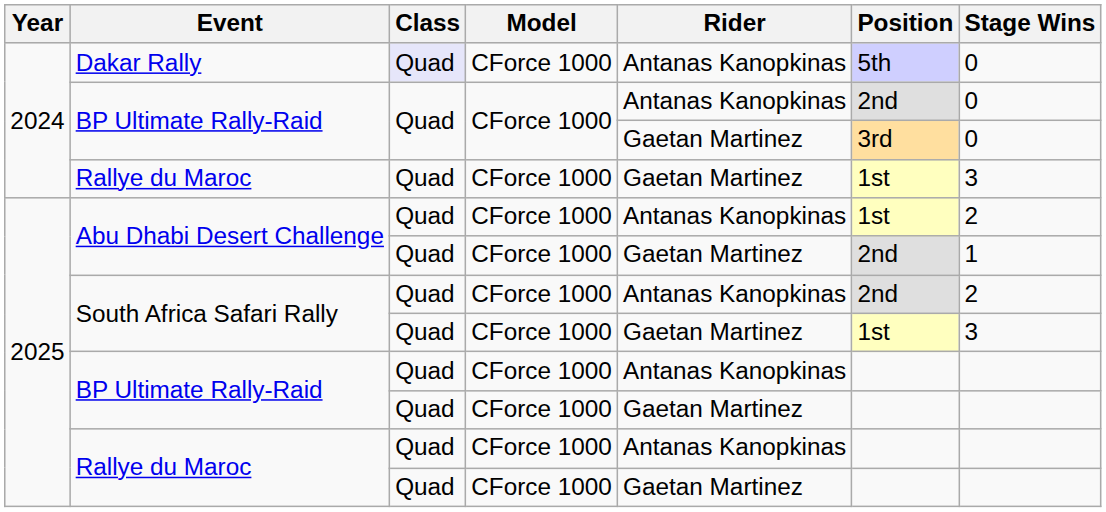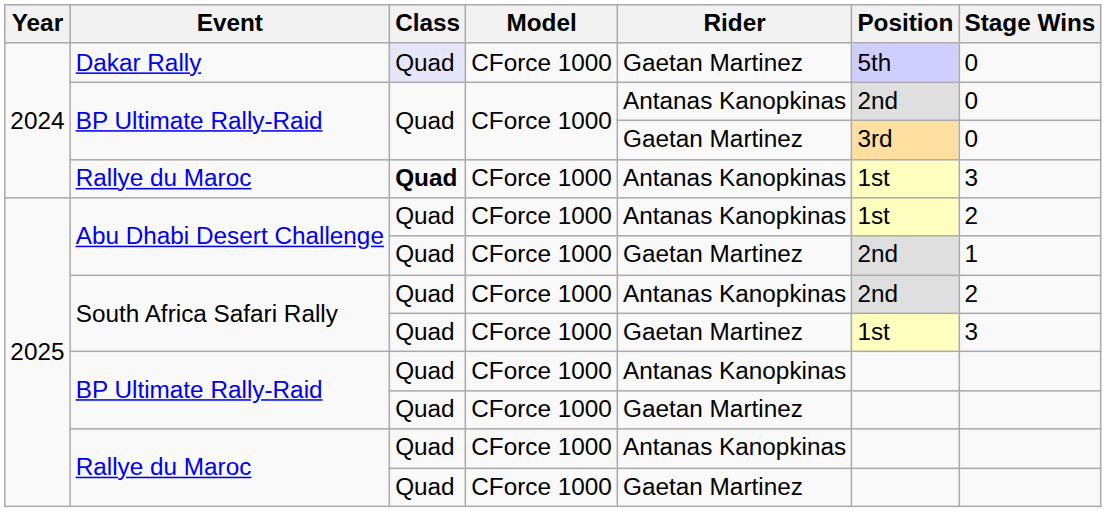(735, 62) Antanas Kanopkinas -> (713, 62) Gaetan Martinez
(425, 178) normal -> (426, 178) bold
(713, 178) Gaetan Martinez -> (735, 178) Antanas Kanopkinas
